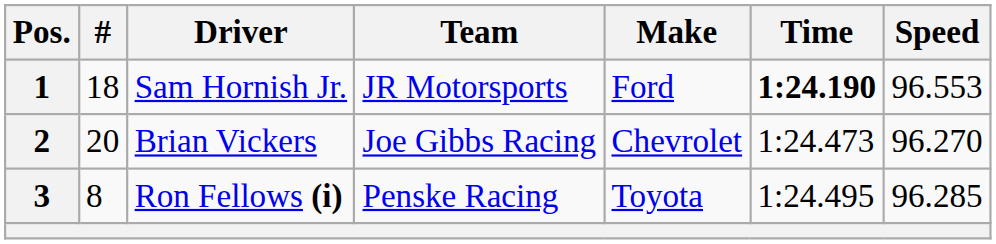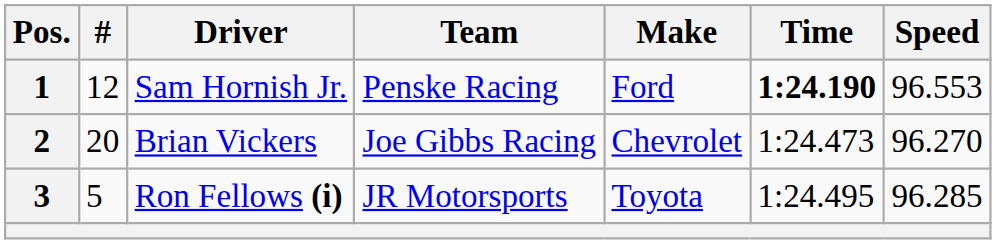(103, 86) 18 -> (103, 86) 12
(465, 86) JR Motorsports -> (460, 86) Penske Racing
(94, 195) 8 -> (94, 195) 5
(460, 195) Penske Racing -> (465, 195) JR Motorsports
